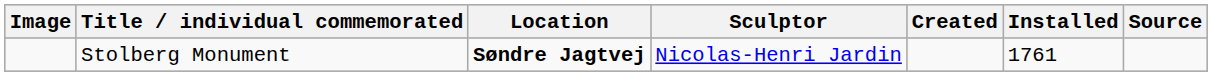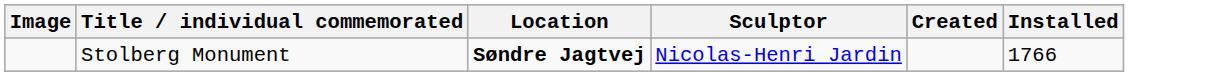- column: (1165, 22)
(1032, 55) 1761 -> (1032, 55) 1766
